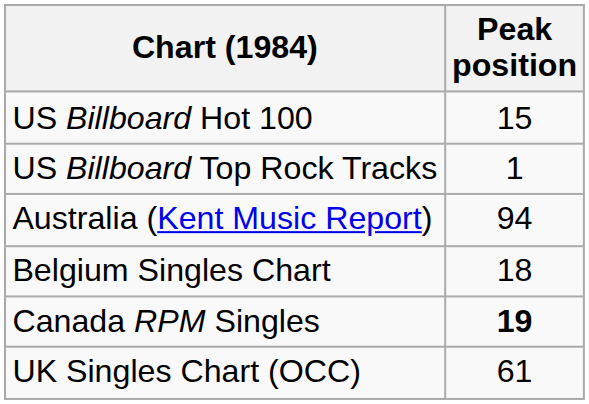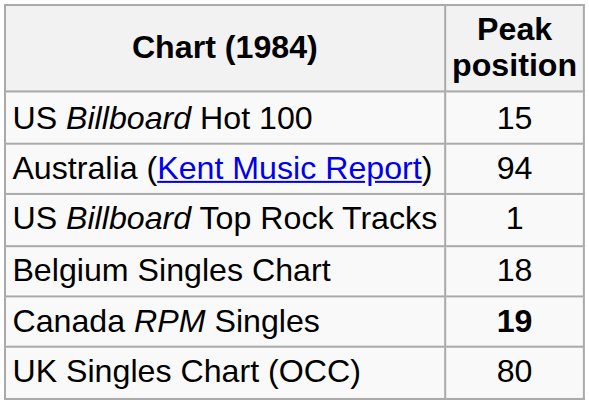rows swapped: (225, 168) <-> (222, 219)
(515, 372) 61 -> (515, 372) 80
